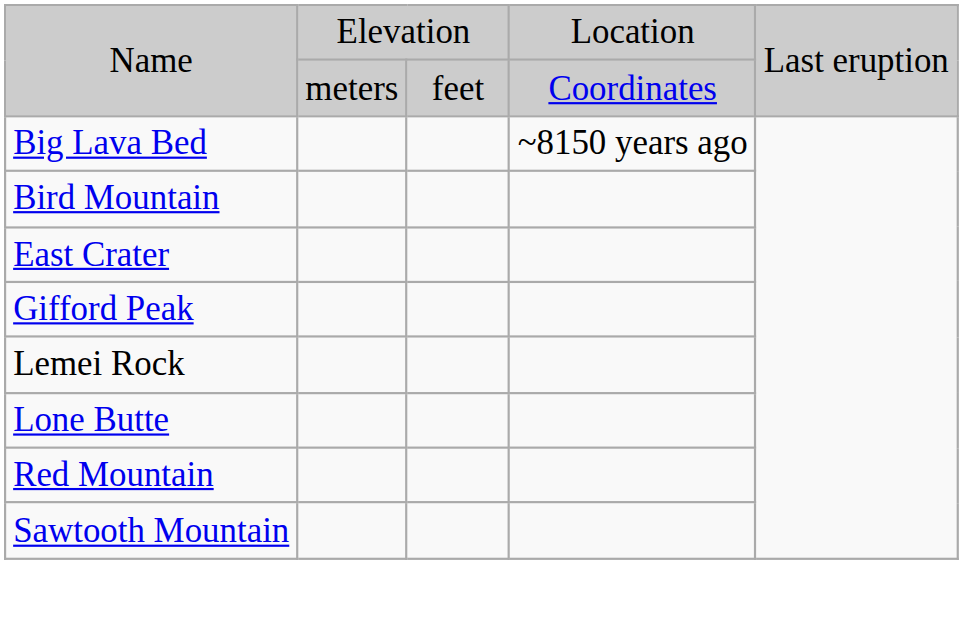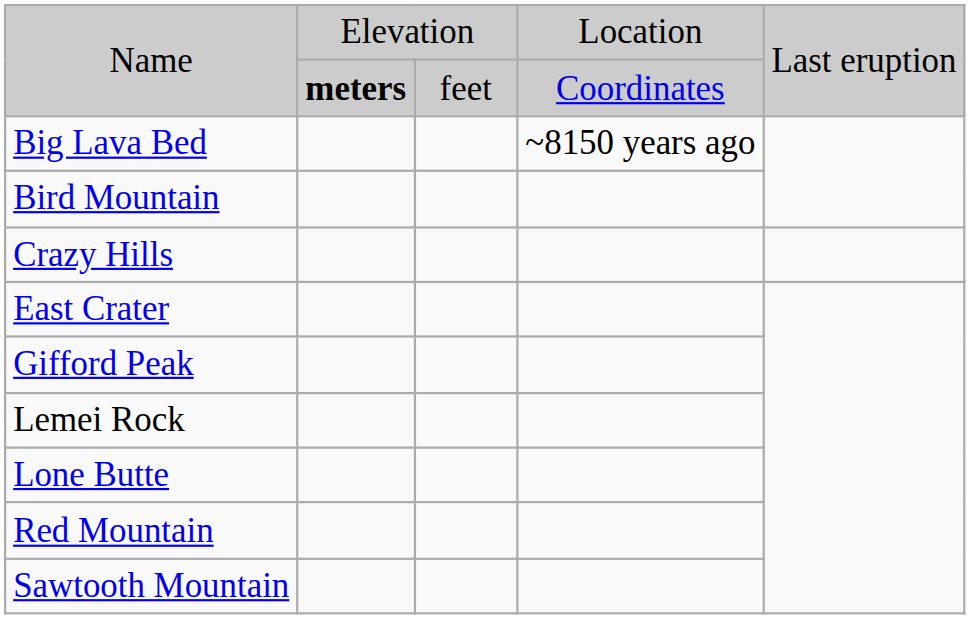(352, 87) normal -> (356, 87) bold
+ row: (93, 253)
